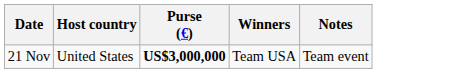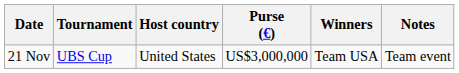+ column: (95, 24)
(184, 56) bold -> (267, 56) normal
